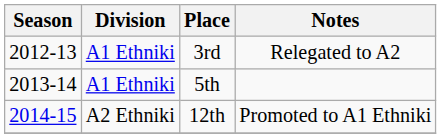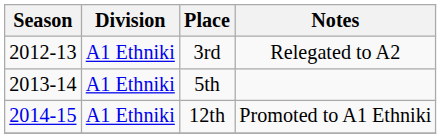(130, 116) A2 Ethniki -> (130, 116) A1 Ethniki
